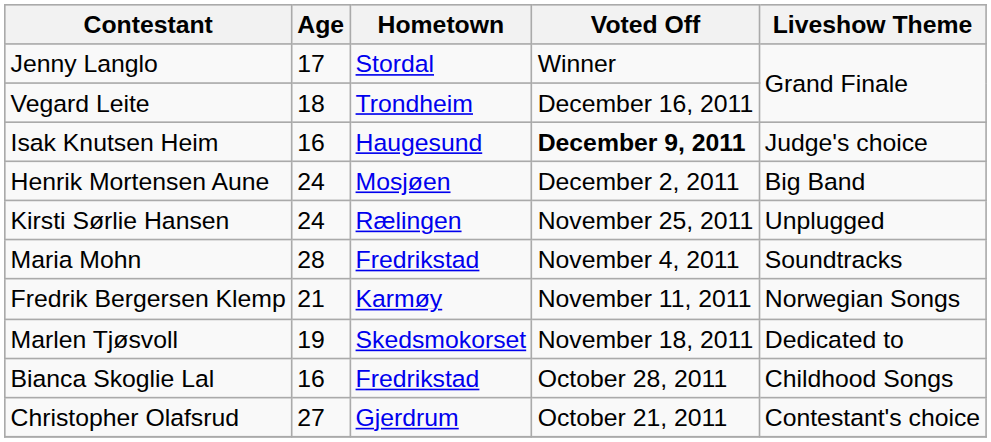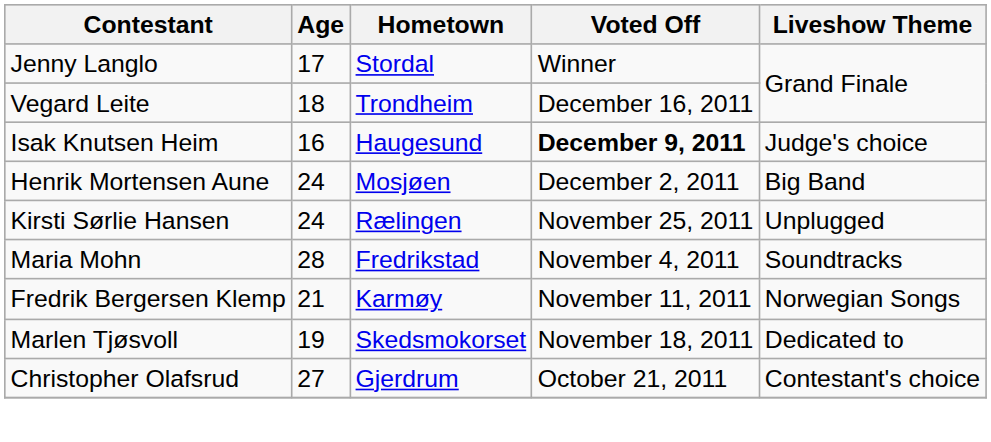- row: (112, 378)
